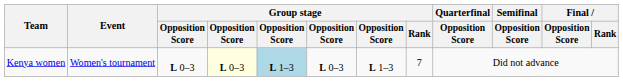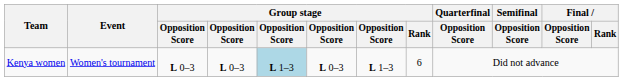(232, 68) lightyellow background -> (232, 68) no background
(419, 62) 7 -> (419, 62) 6
